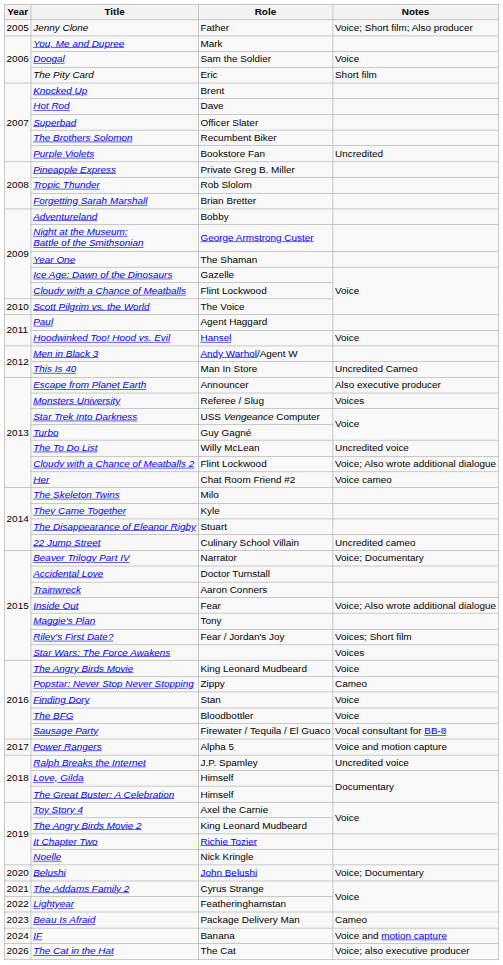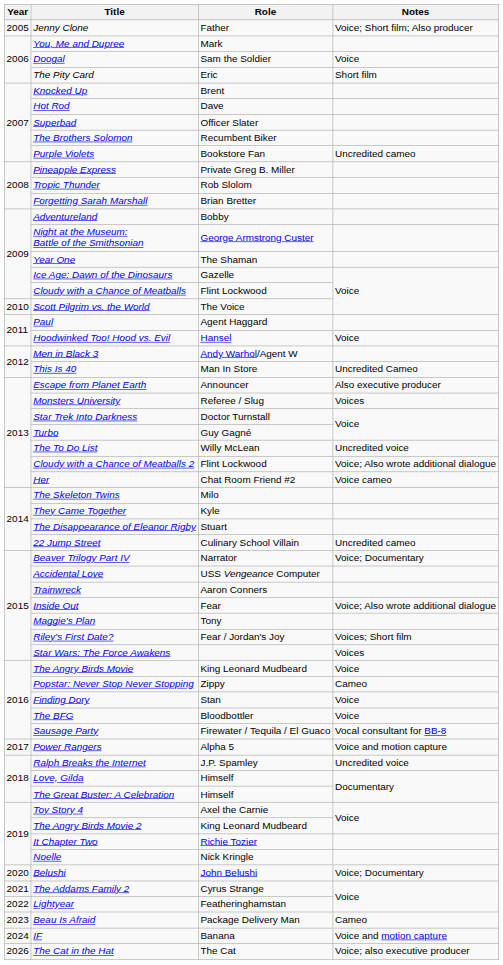(359, 153) Uncredited -> (375, 153) Uncredited cameo
(260, 416) USS Vengeance Computer -> (235, 416) Doctor Turnstall
(235, 574) Doctor Turnstall -> (260, 574) USS Vengeance Computer
